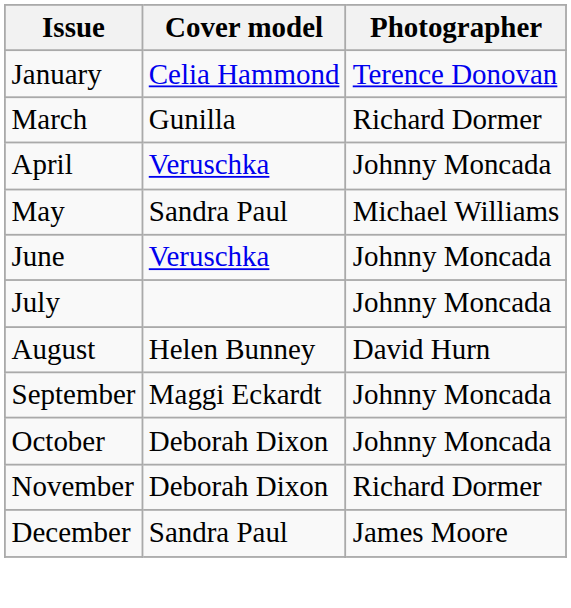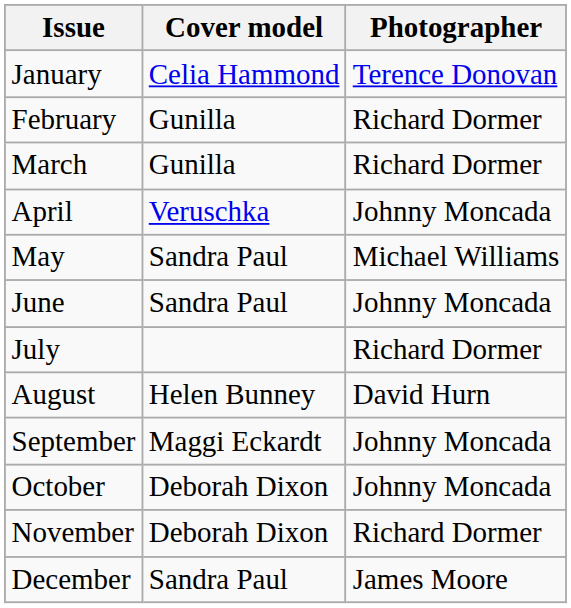+ row: (64, 119)
(209, 257) Veruschka -> (218, 303) Sandra Paul
(452, 303) Johnny Moncada -> (447, 348) Richard Dormer
